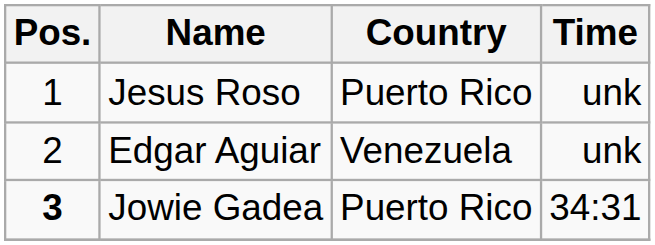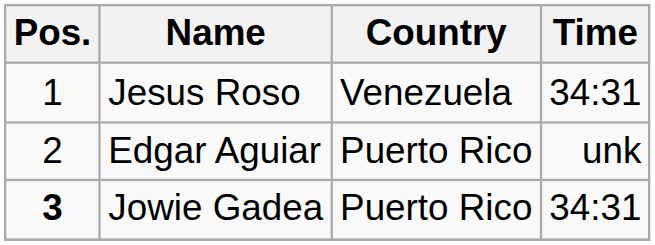(436, 92) Puerto Rico -> (426, 92) Venezuela
(612, 92) unk -> (595, 92) 34:31
(426, 150) Venezuela -> (436, 150) Puerto Rico
